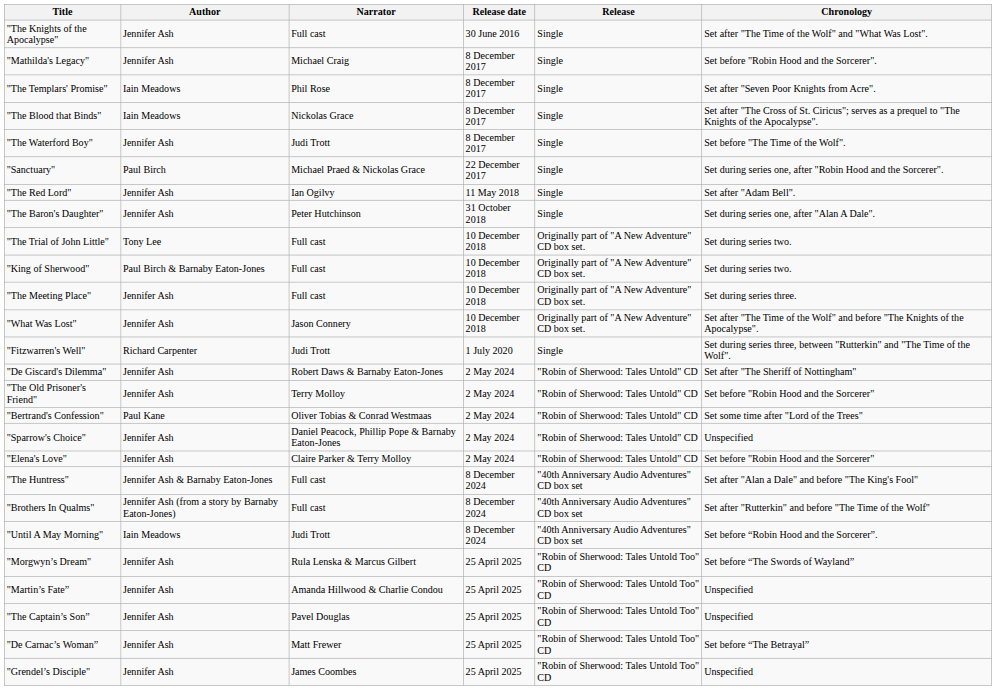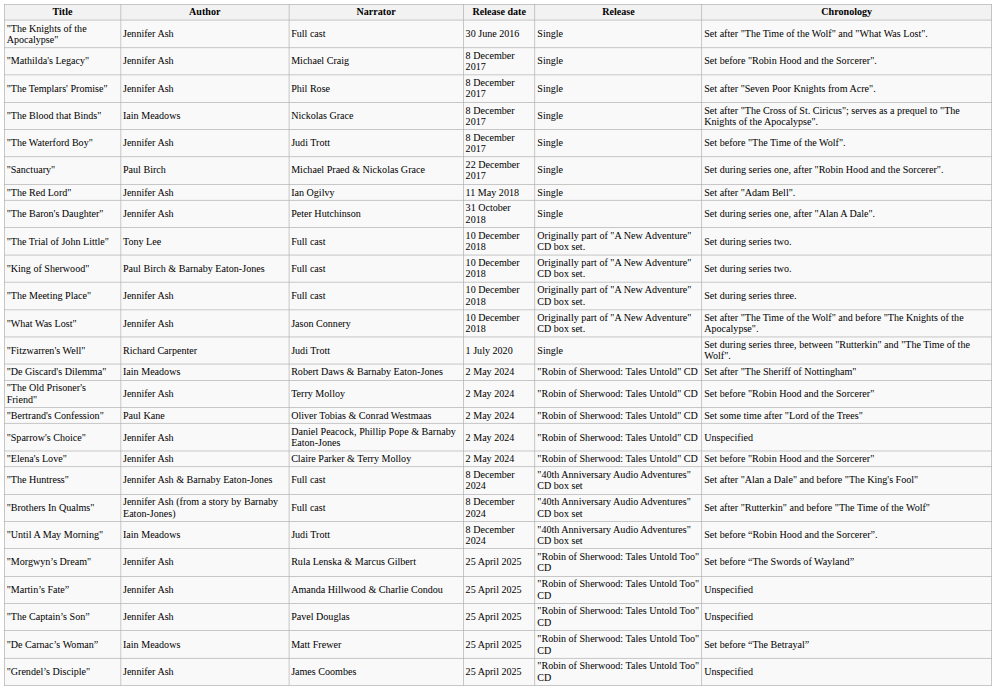(152, 88) Iain Meadows -> (148, 88) Jennifer Ash
(148, 372) Jennifer Ash -> (152, 372) Iain Meadows
(148, 644) Jennifer Ash -> (152, 644) Iain Meadows
